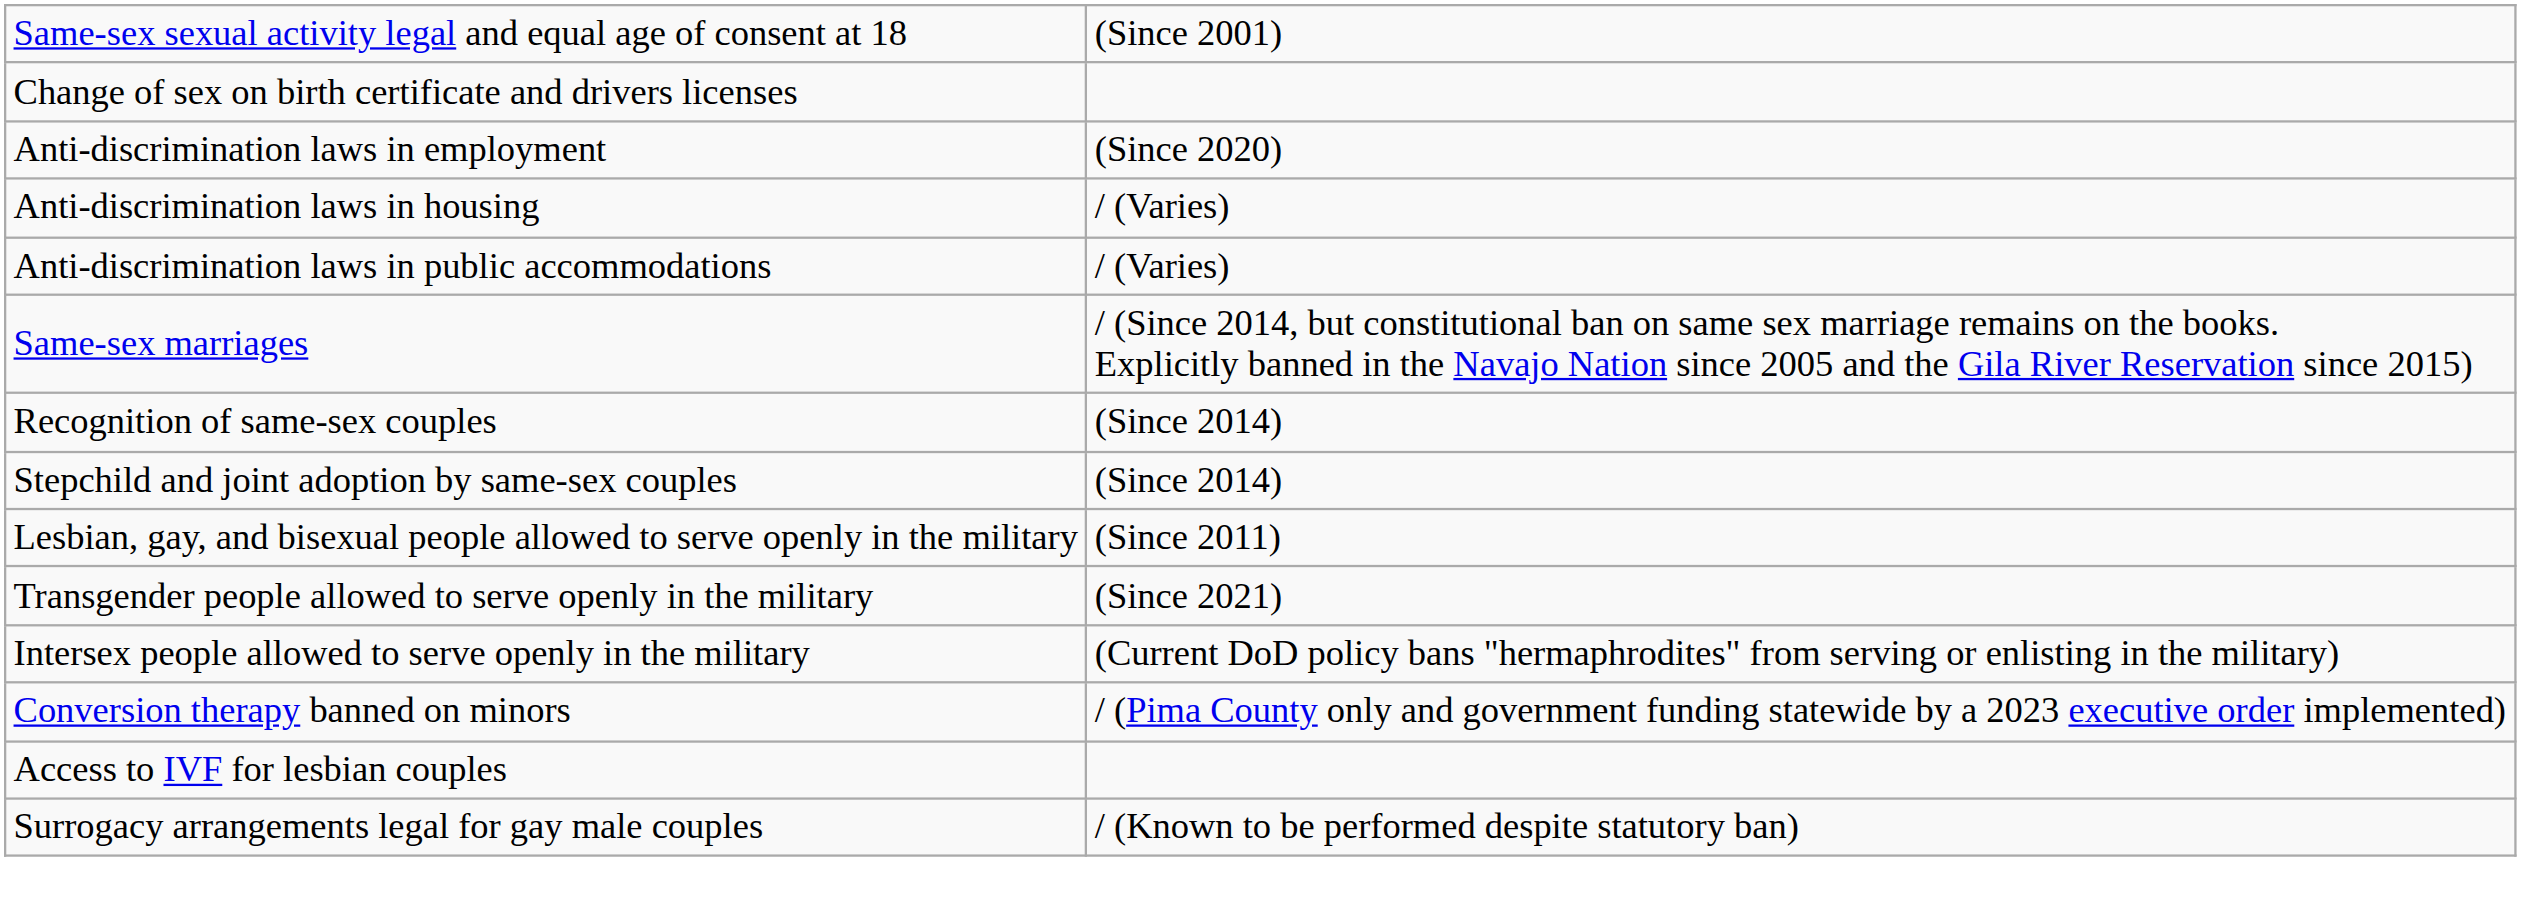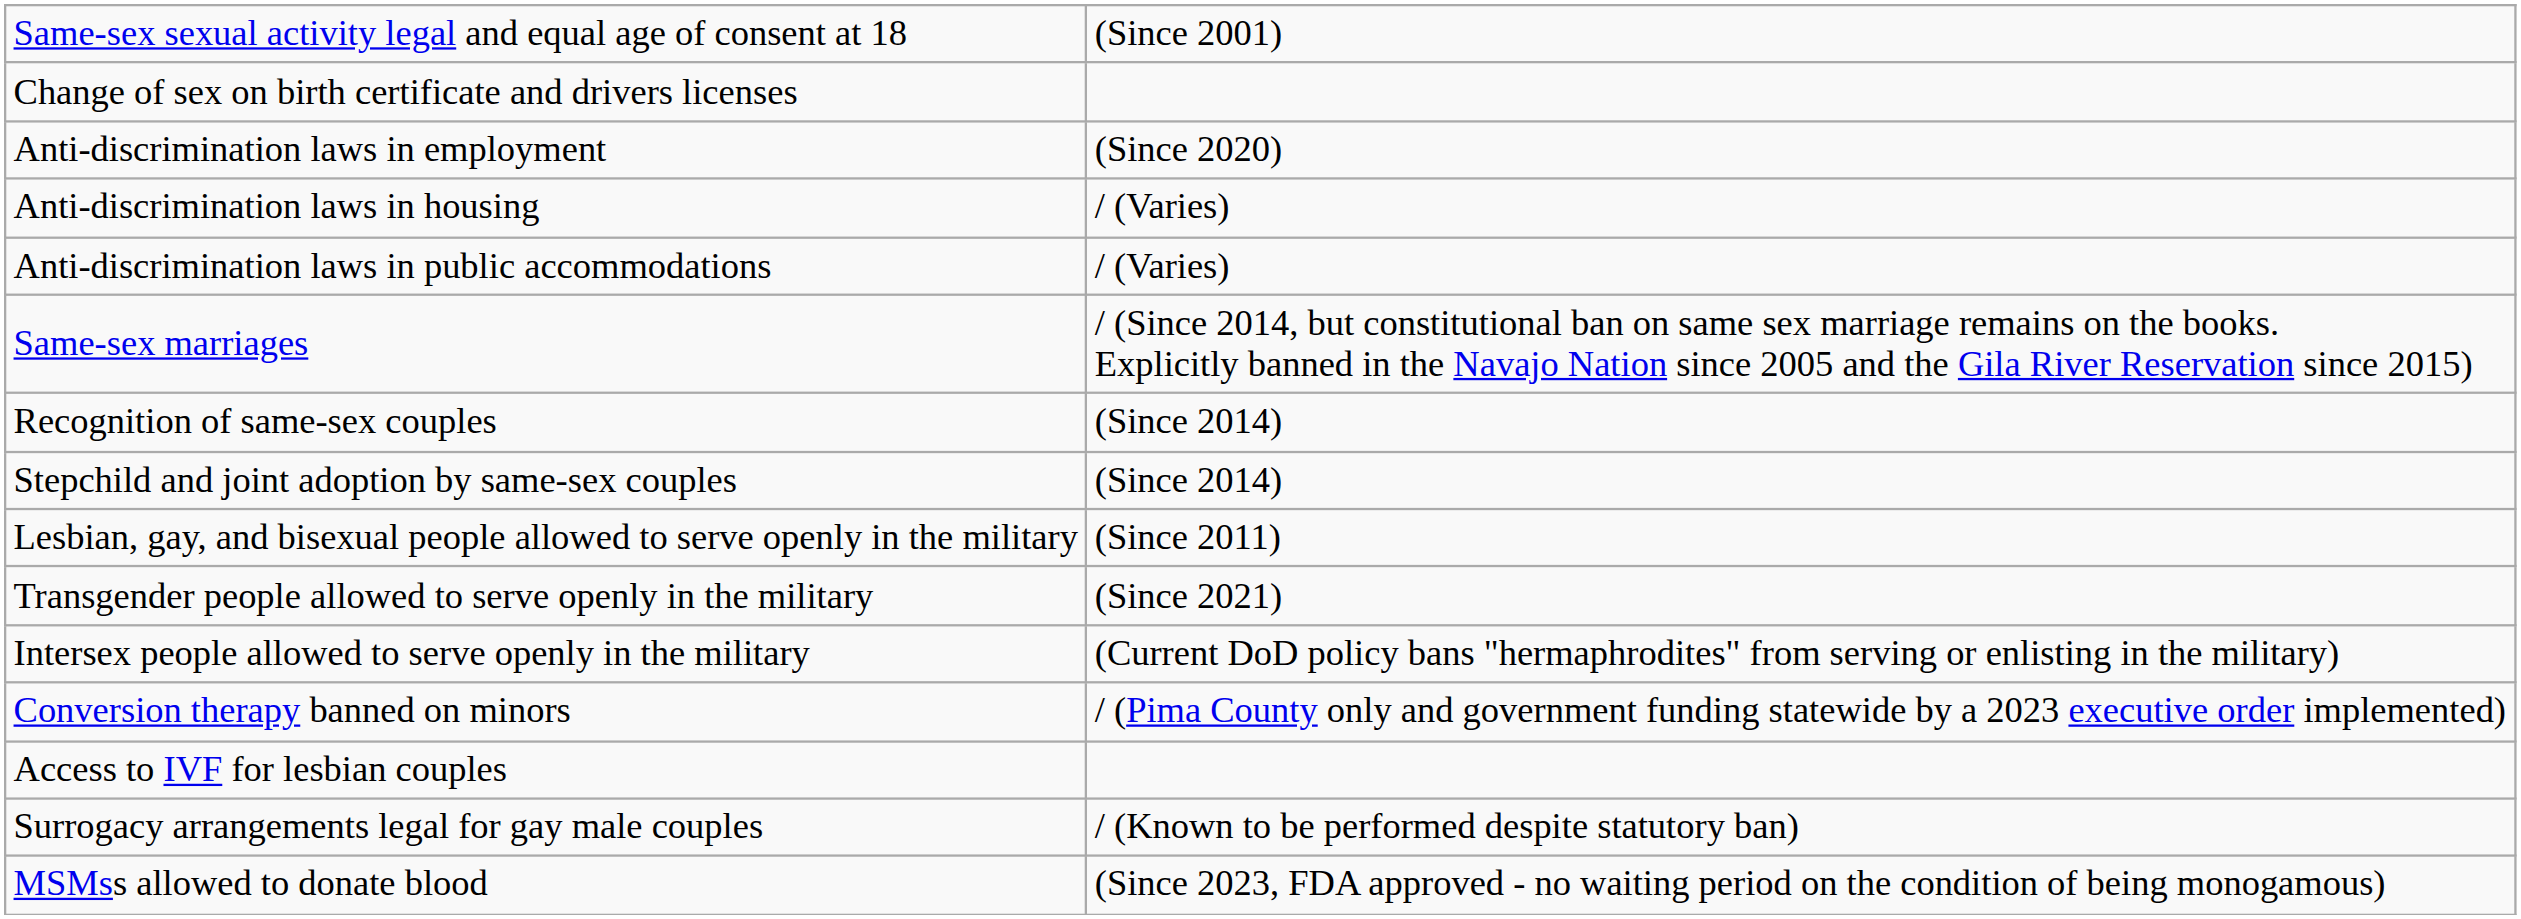+ row: (251, 884)
